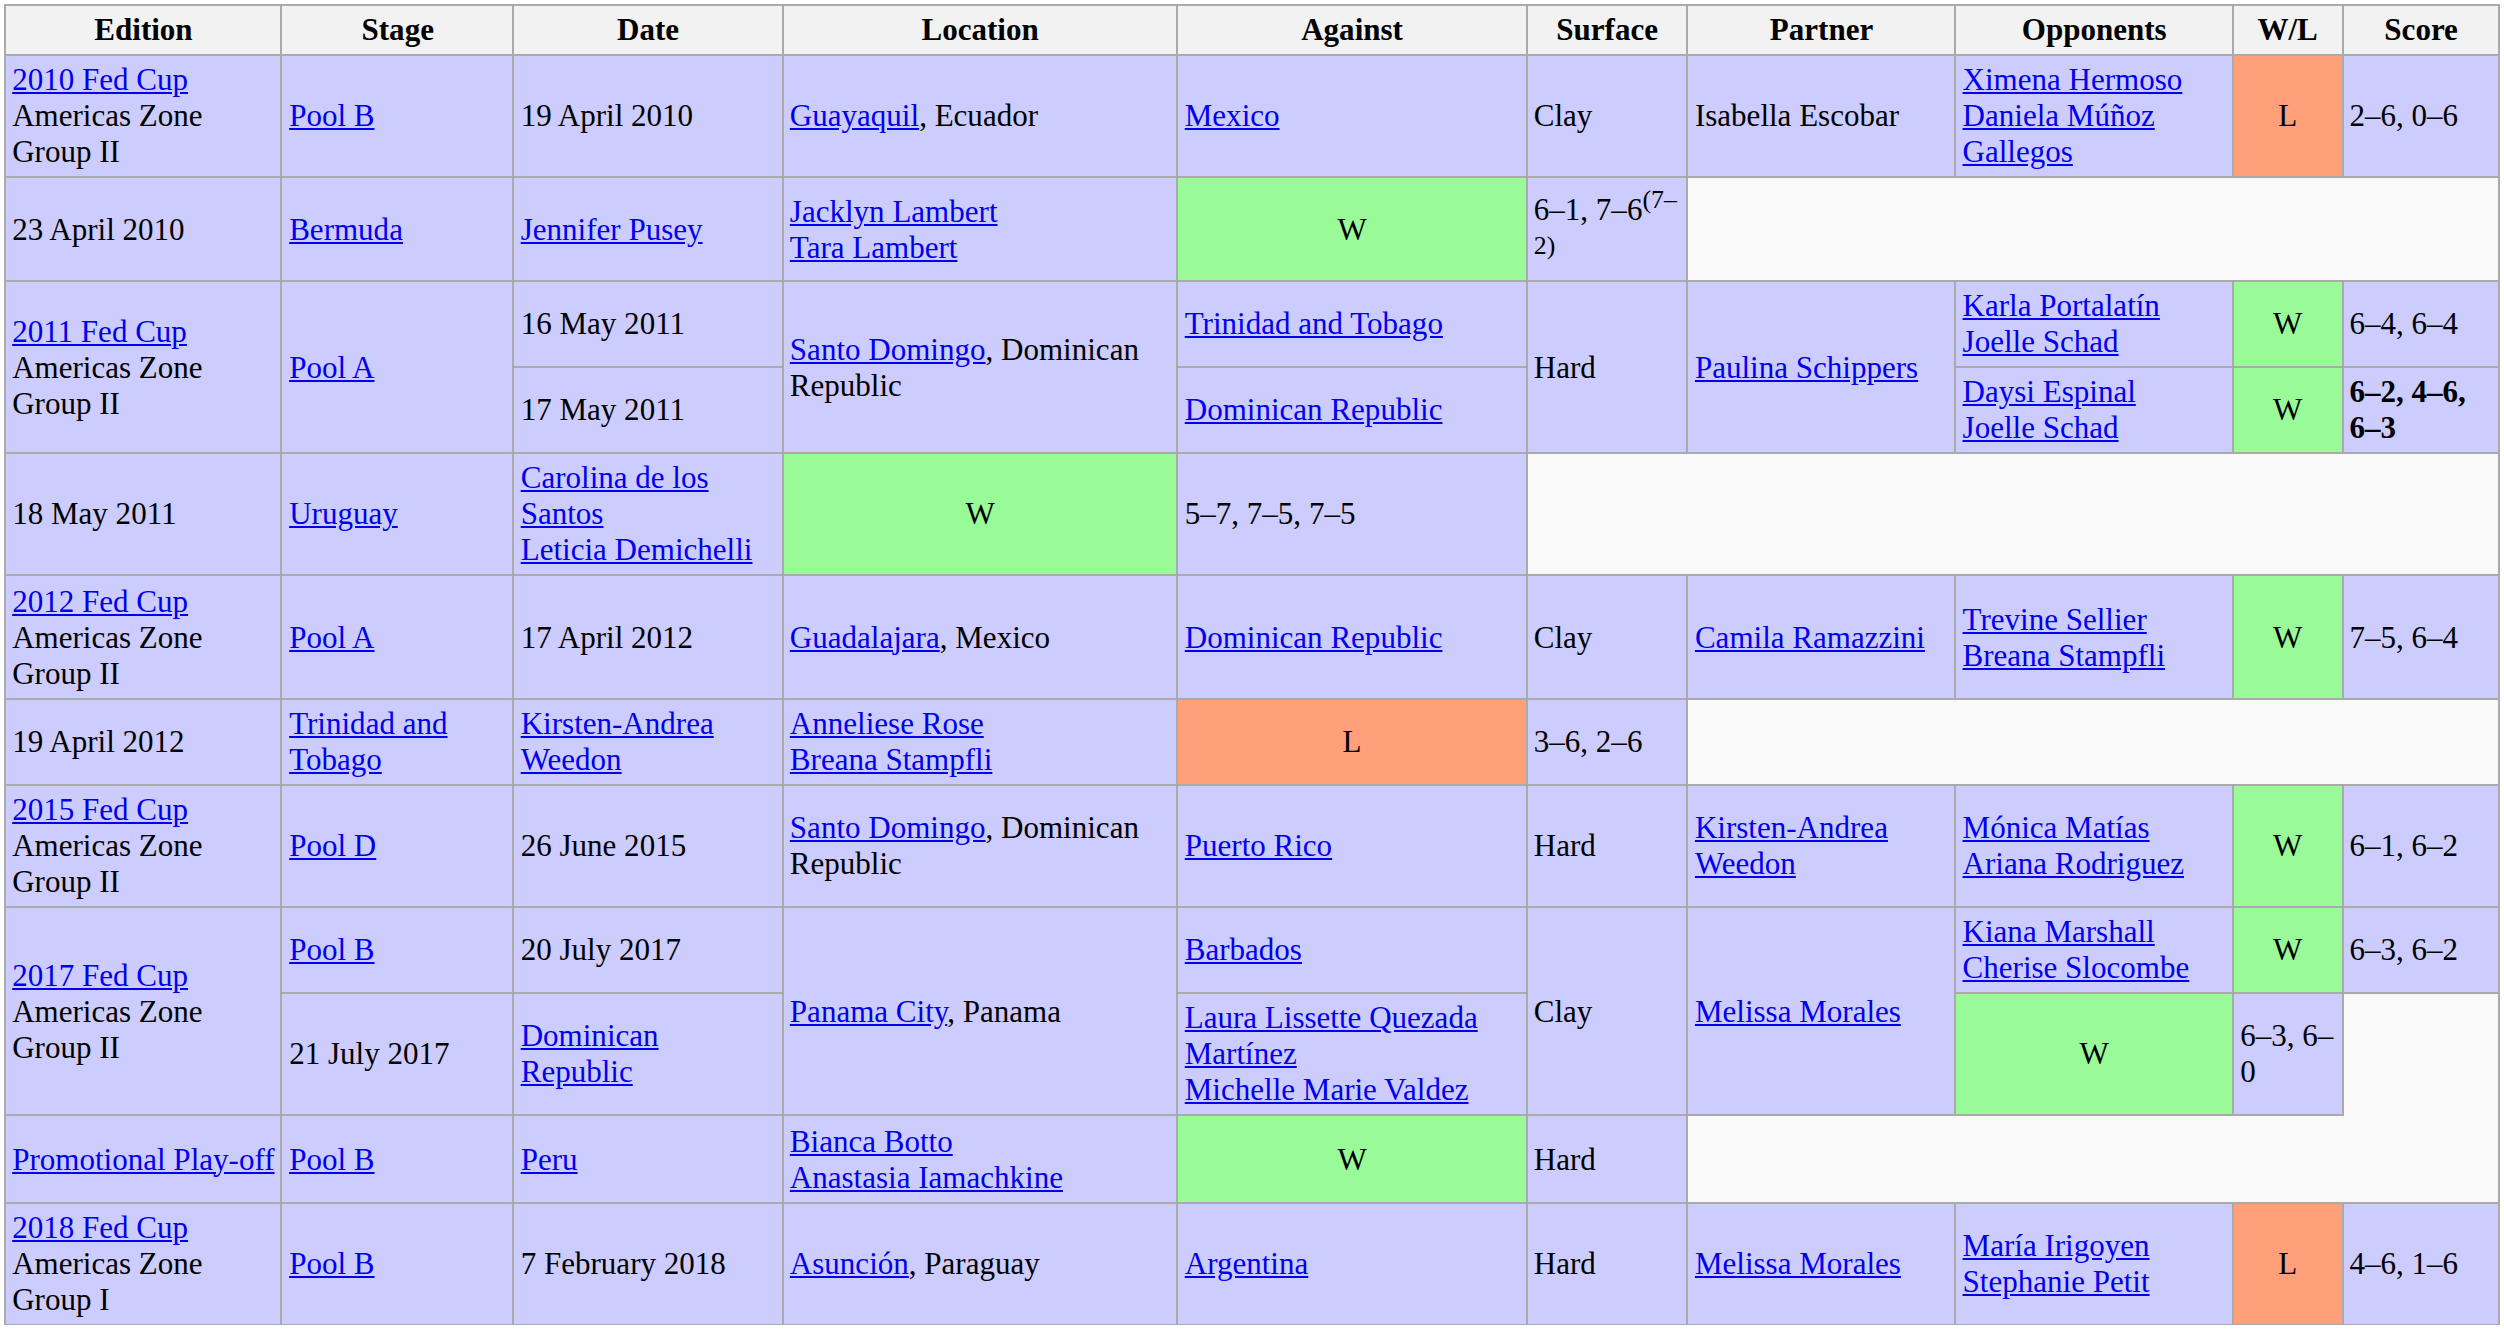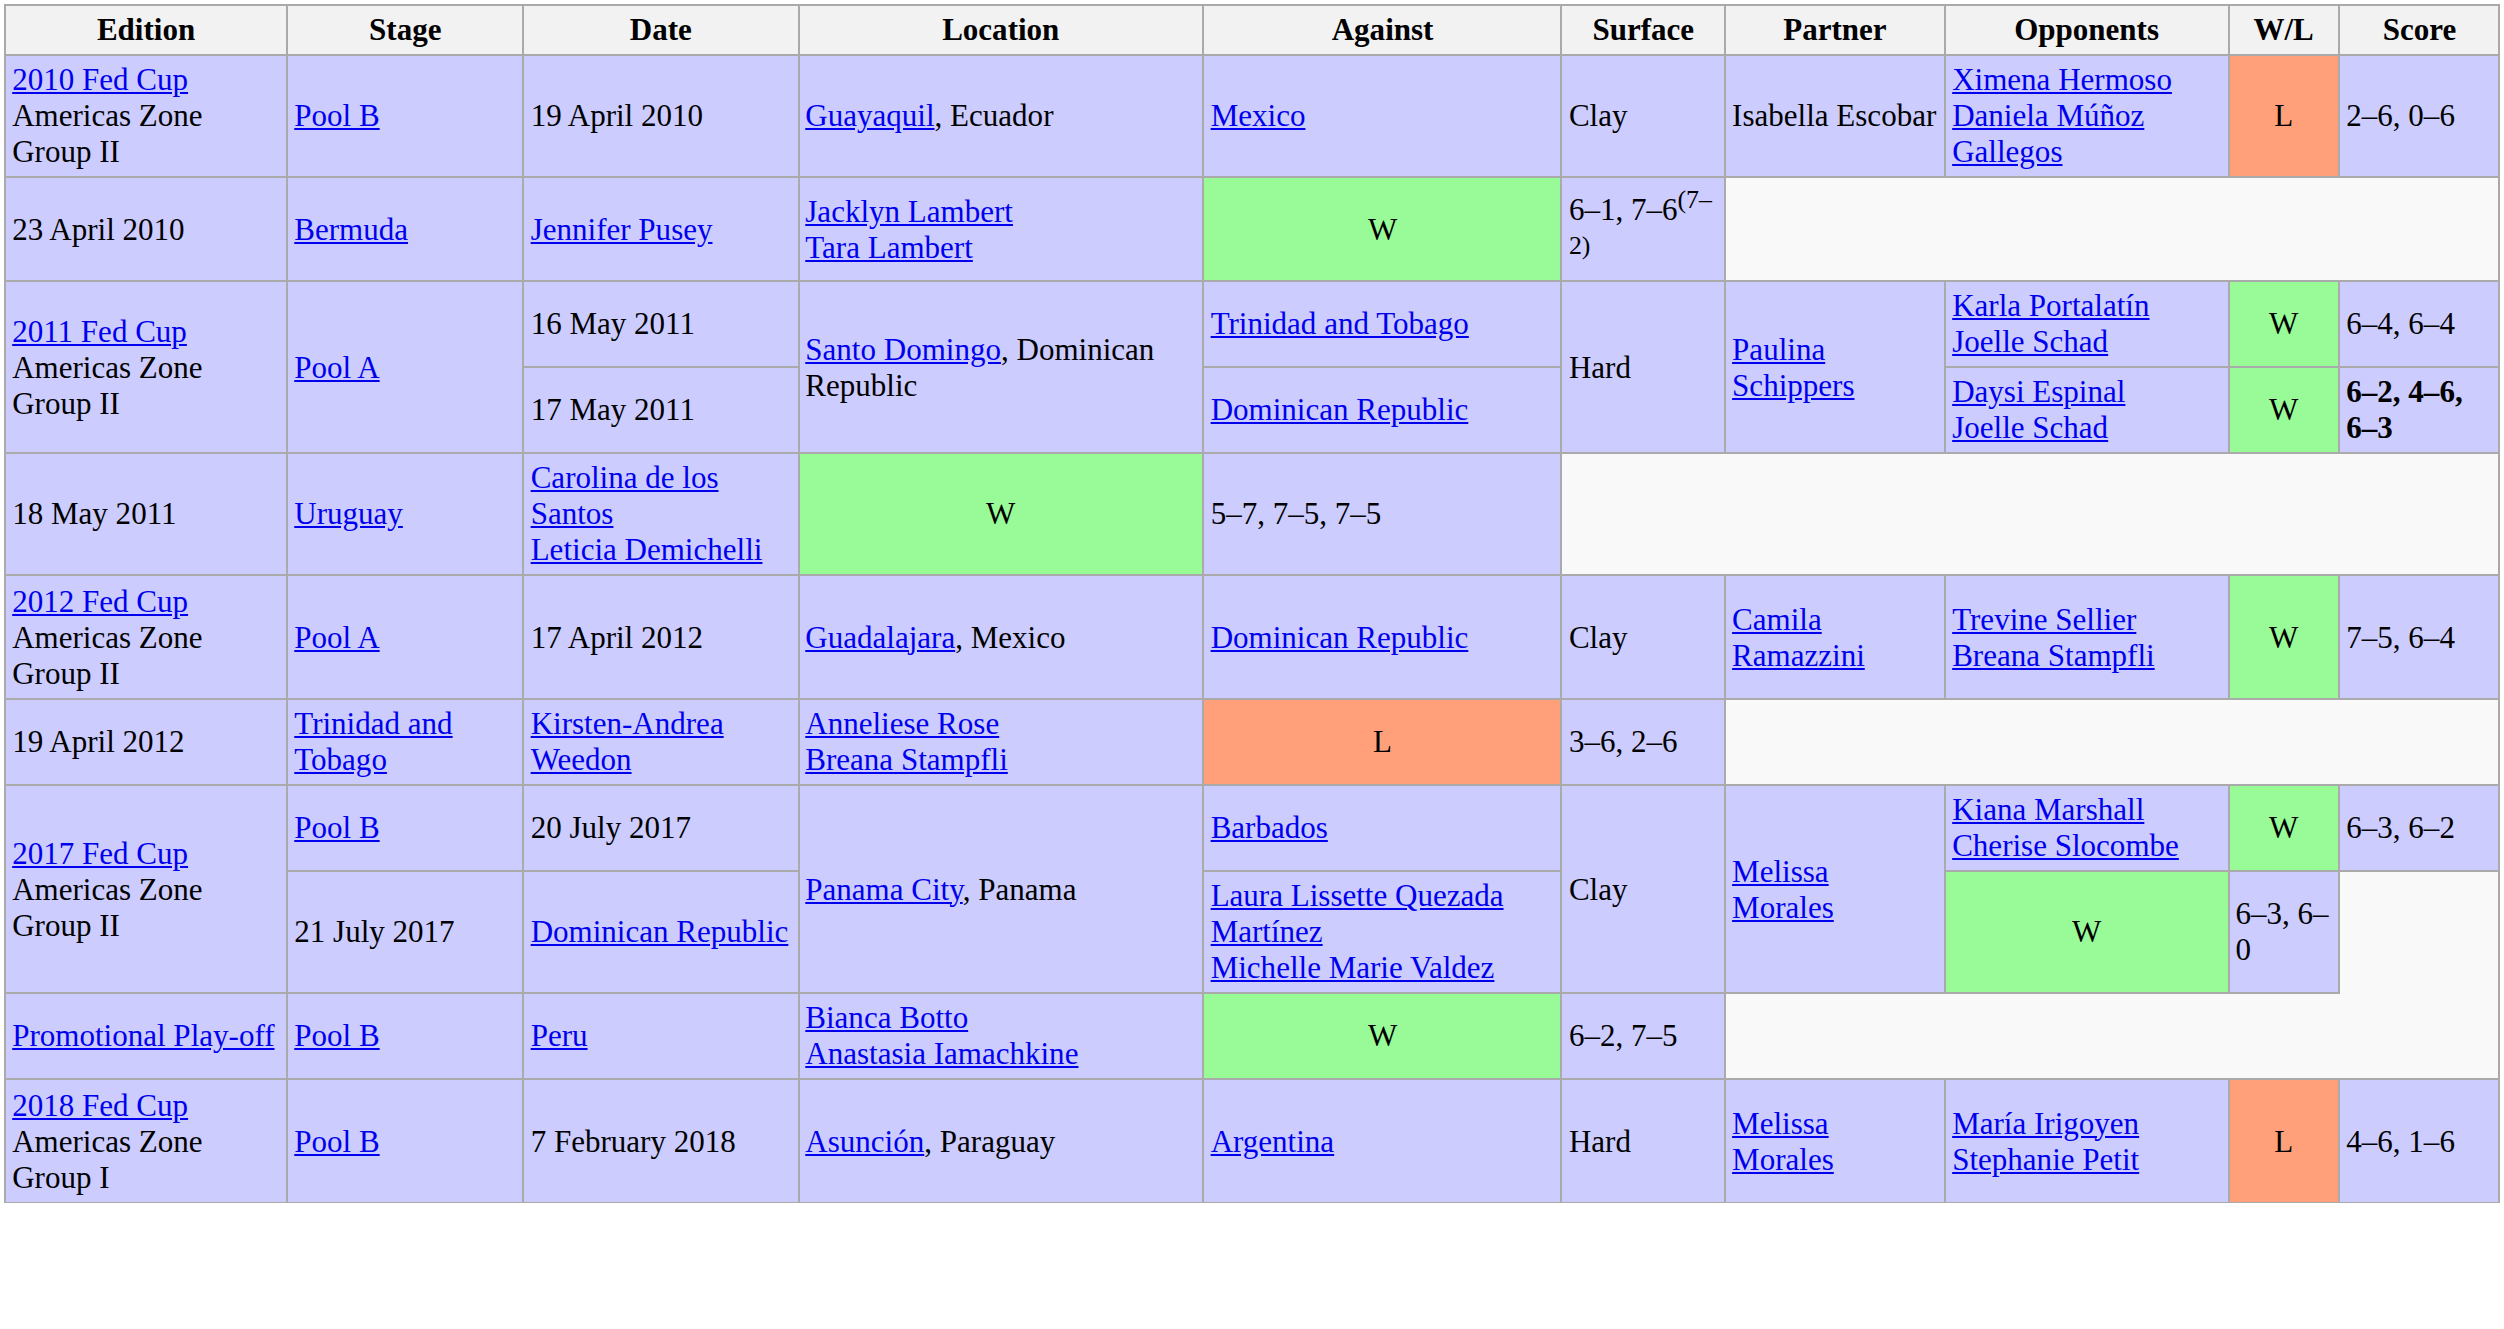- row: (603, 844)
(1565, 1158) Hard -> (1623, 1035) 6–2, 7–5
